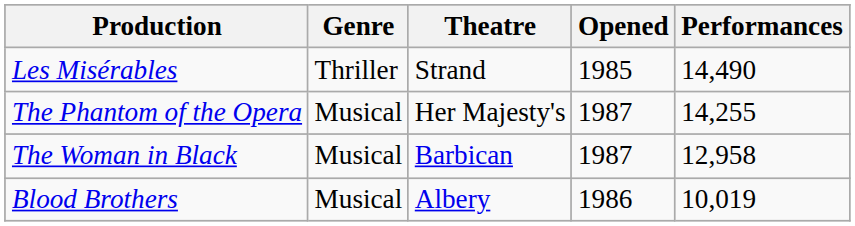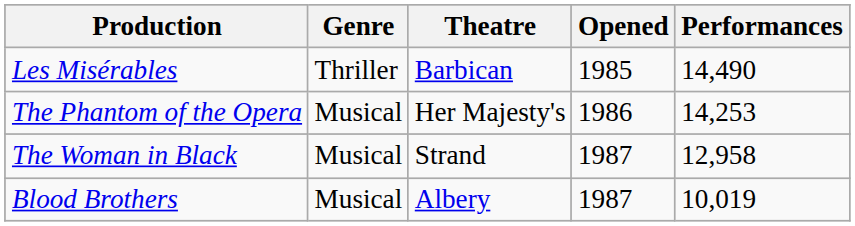(450, 69) Strand -> (464, 69) Barbican
(605, 112) 1987 -> (605, 112) 1986
(719, 112) 14,255 -> (719, 112) 14,253
(464, 155) Barbican -> (450, 155) Strand
(605, 198) 1986 -> (605, 198) 1987
